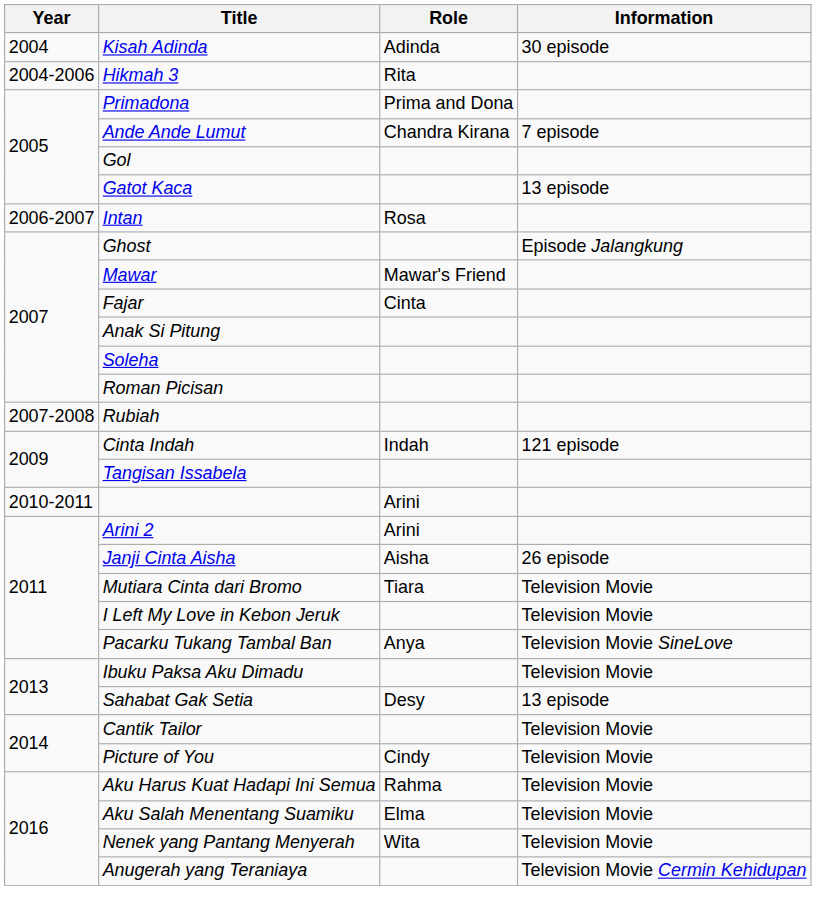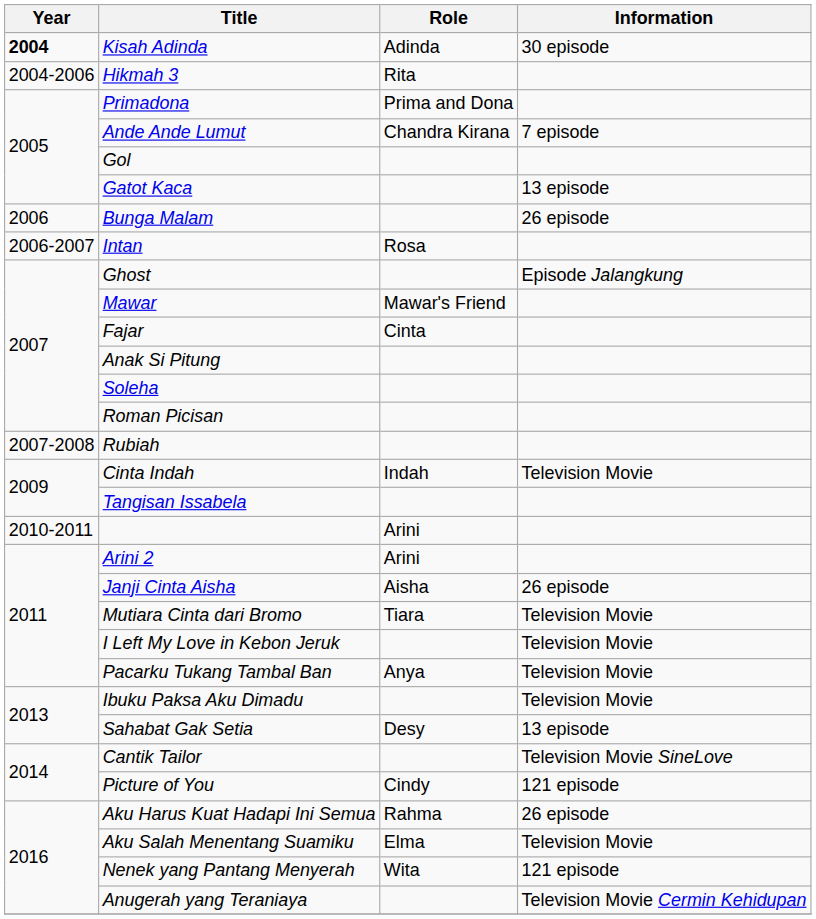(29, 47) normal -> (29, 47) bold
+ row: (158, 217)
(570, 445) 121 episode -> (587, 473) Television Movie
(627, 643) Television Movie SineLove -> (587, 672) Television Movie
(587, 729) Television Movie -> (627, 757) Television Movie SineLove
(587, 757) Television Movie -> (570, 786) 121 episode
(587, 786) Television Movie -> (565, 814) 26 episode
(587, 842) Television Movie -> (570, 871) 121 episode
